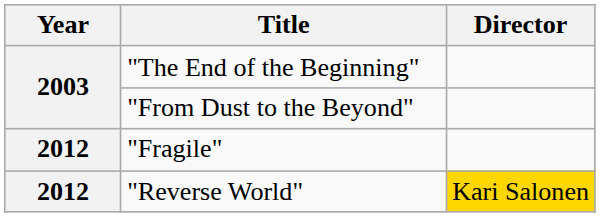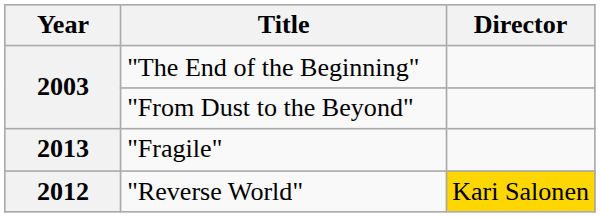(63, 149) 2012 -> (63, 149) 2013
